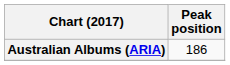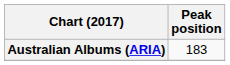(196, 49) 186 -> (196, 49) 183
